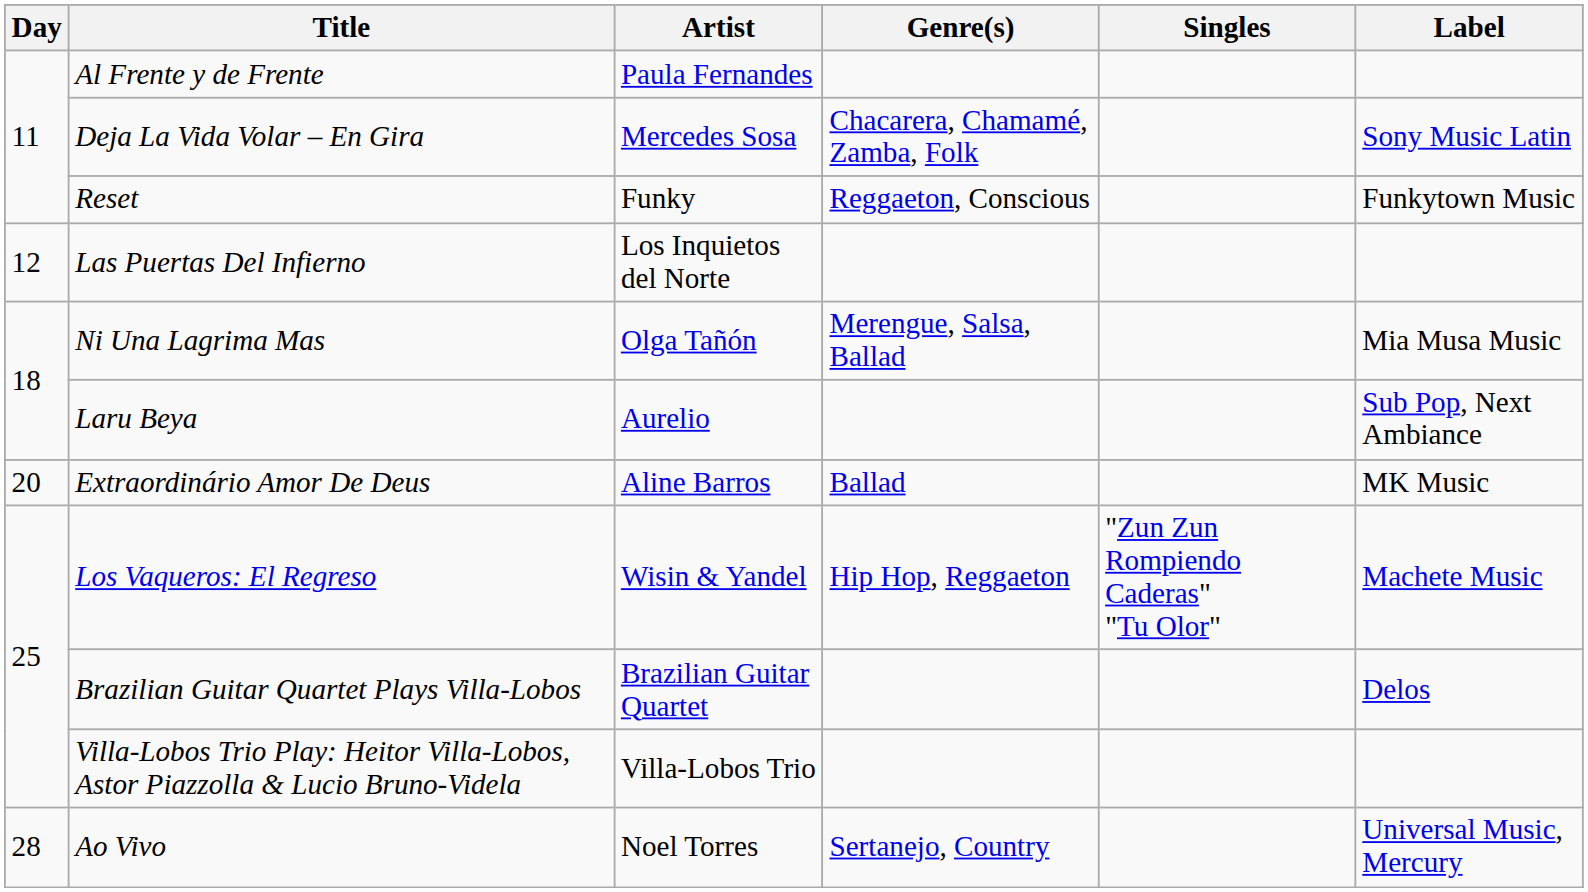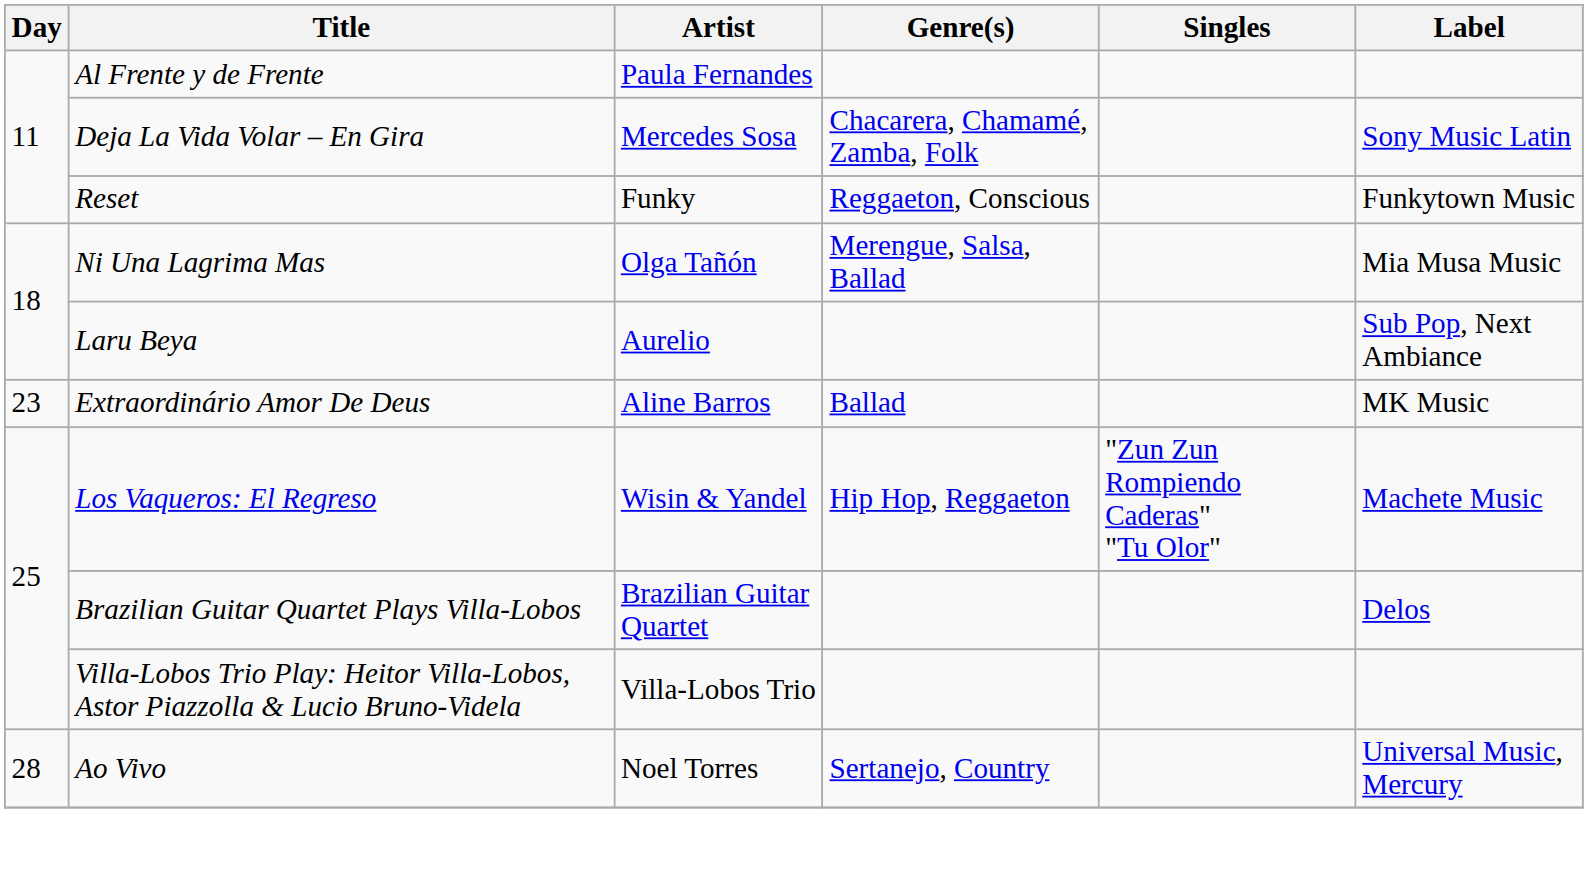- row: (220, 261)
(26, 481) 20 -> (26, 402) 23
